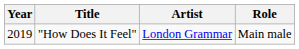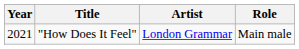(20, 34) 2019 -> (20, 34) 2021
